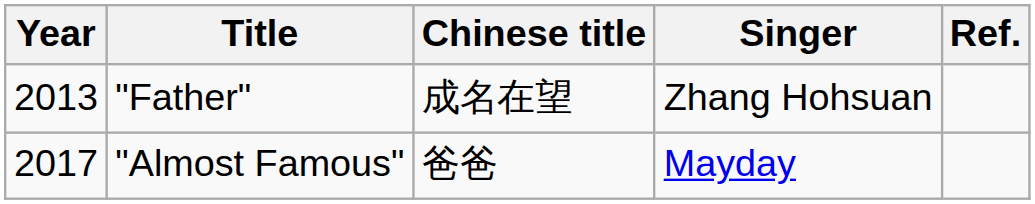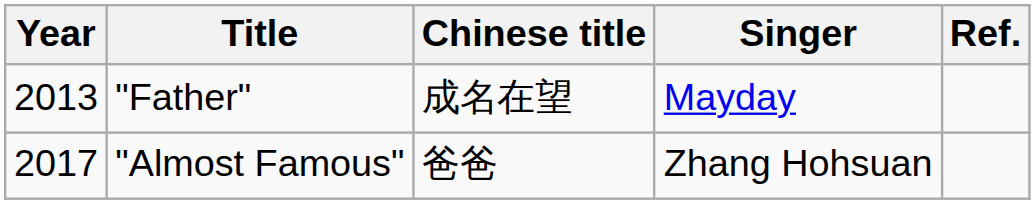(798, 97) Zhang Hohsuan -> (730, 97) Mayday
(730, 164) Mayday -> (798, 164) Zhang Hohsuan
